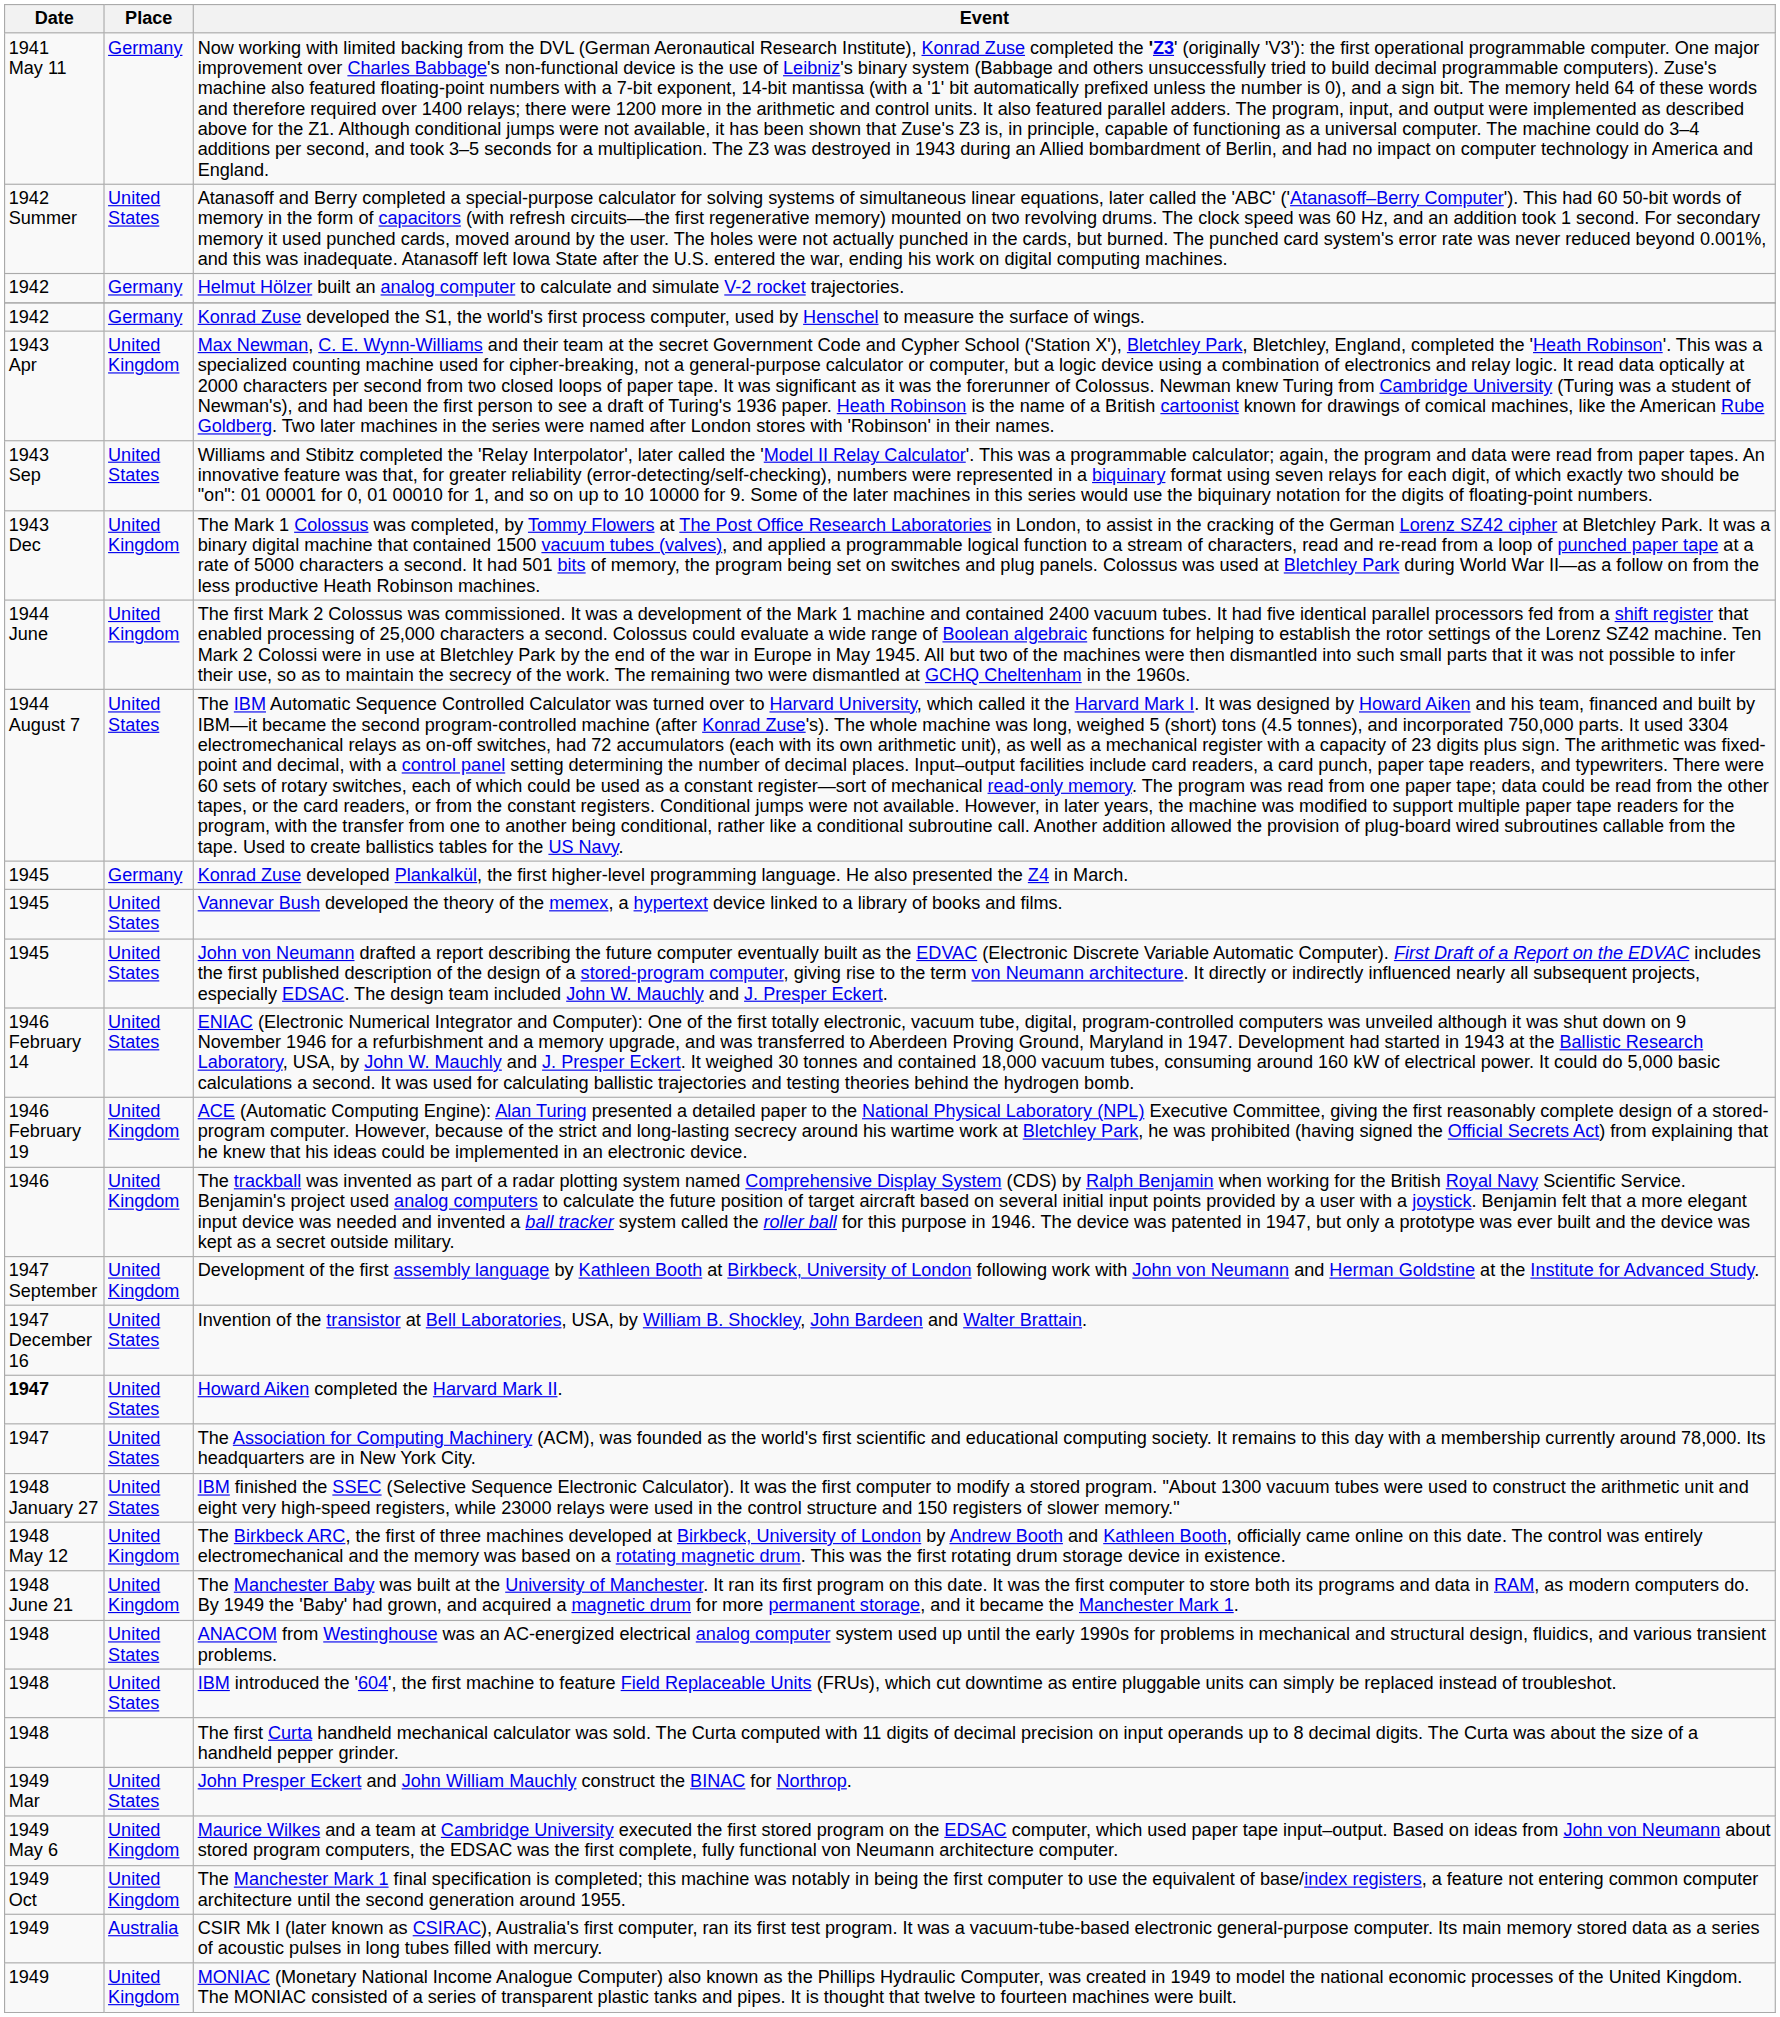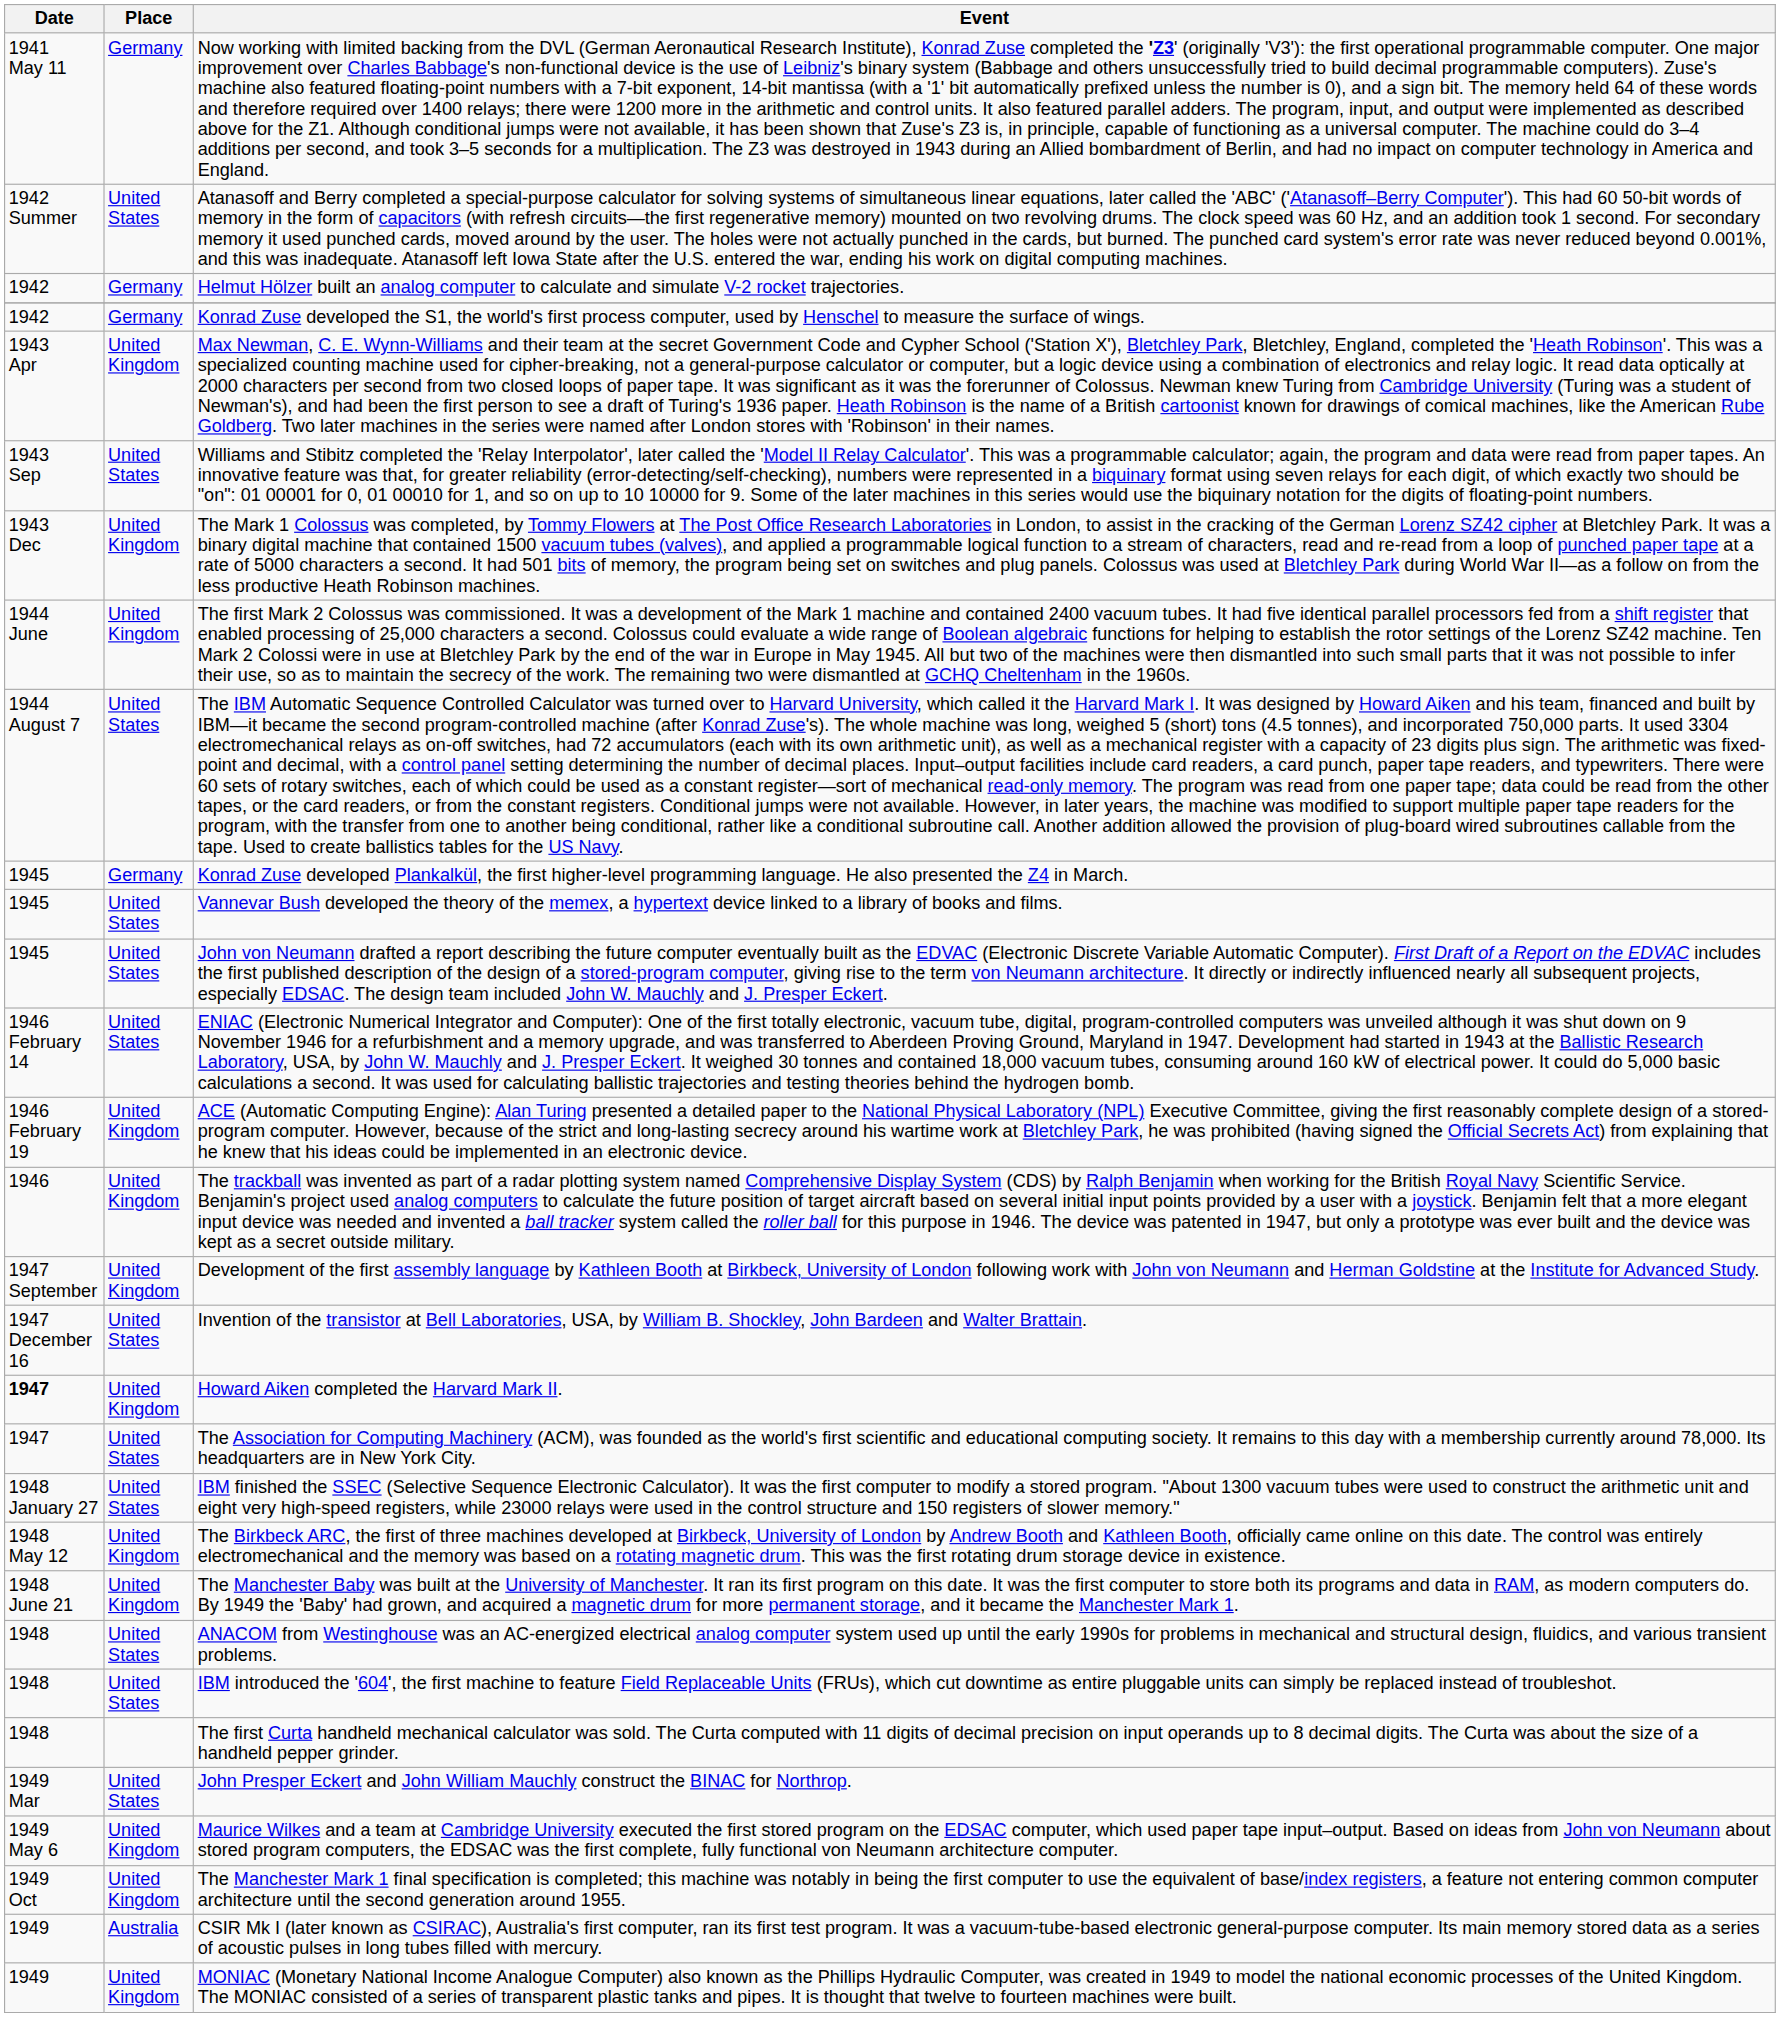(134, 1399) United States -> (144, 1399) United Kingdom
